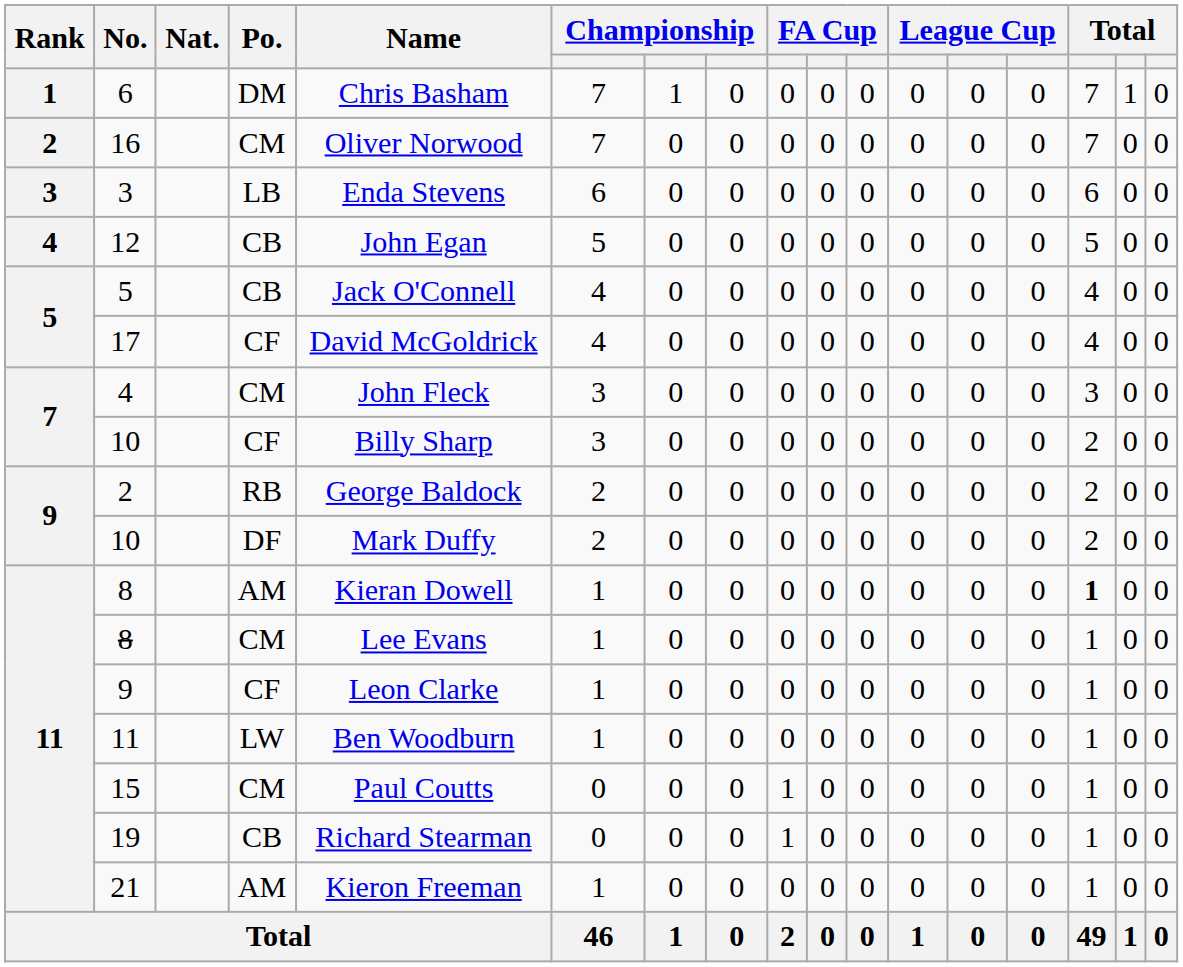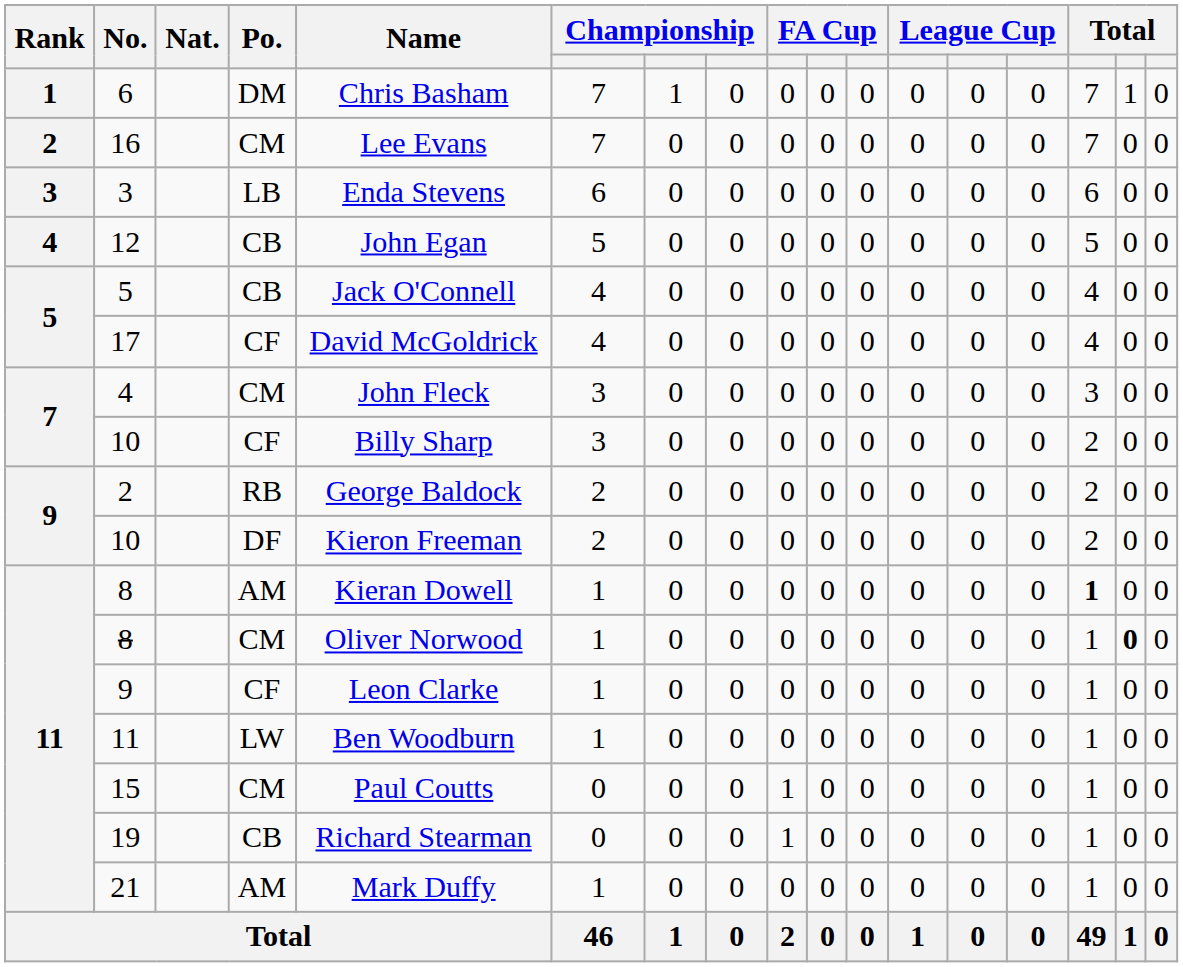(424, 142) Oliver Norwood -> (424, 142) Lee Evans
(424, 539) Mark Duffy -> (424, 539) Kieron Freeman
(424, 638) Lee Evans -> (424, 638) Oliver Norwood
(1130, 638) normal -> (1130, 638) bold
(424, 887) Kieron Freeman -> (424, 887) Mark Duffy
